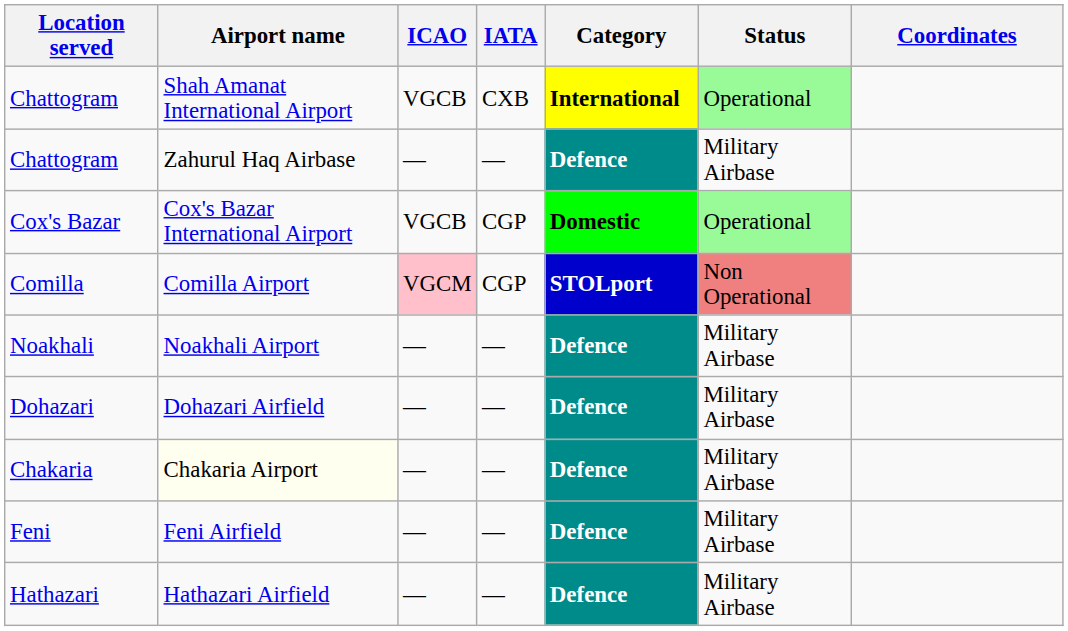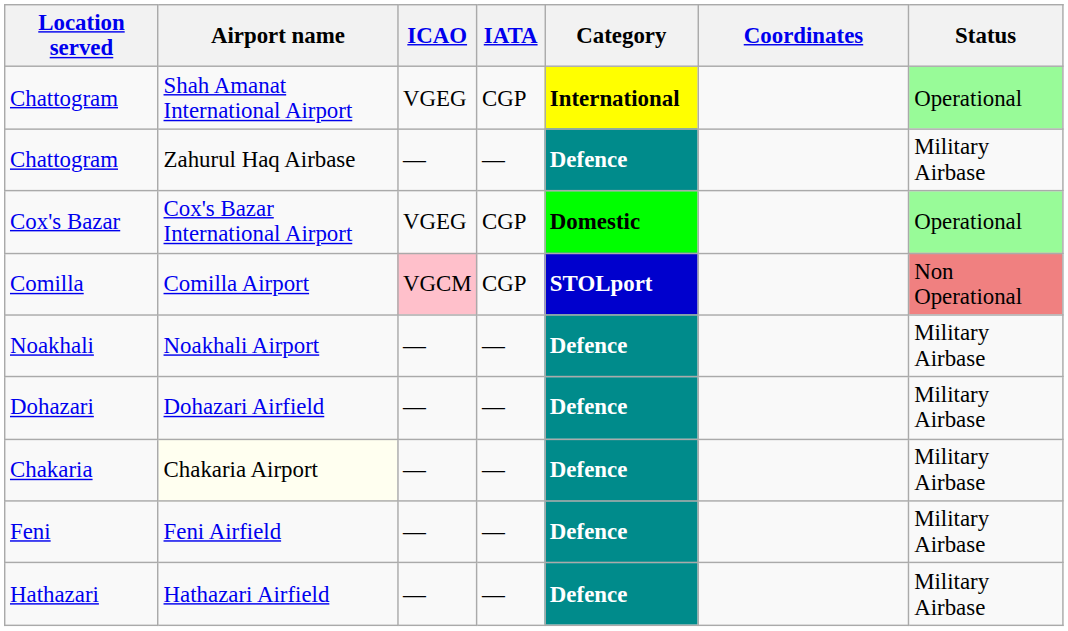columns swapped: (775, 35) <-> (957, 35)
(435, 97) VGCB -> (435, 97) VGEG
(506, 97) CXB -> (504, 97) CGP
(435, 221) VGCB -> (435, 221) VGEG
